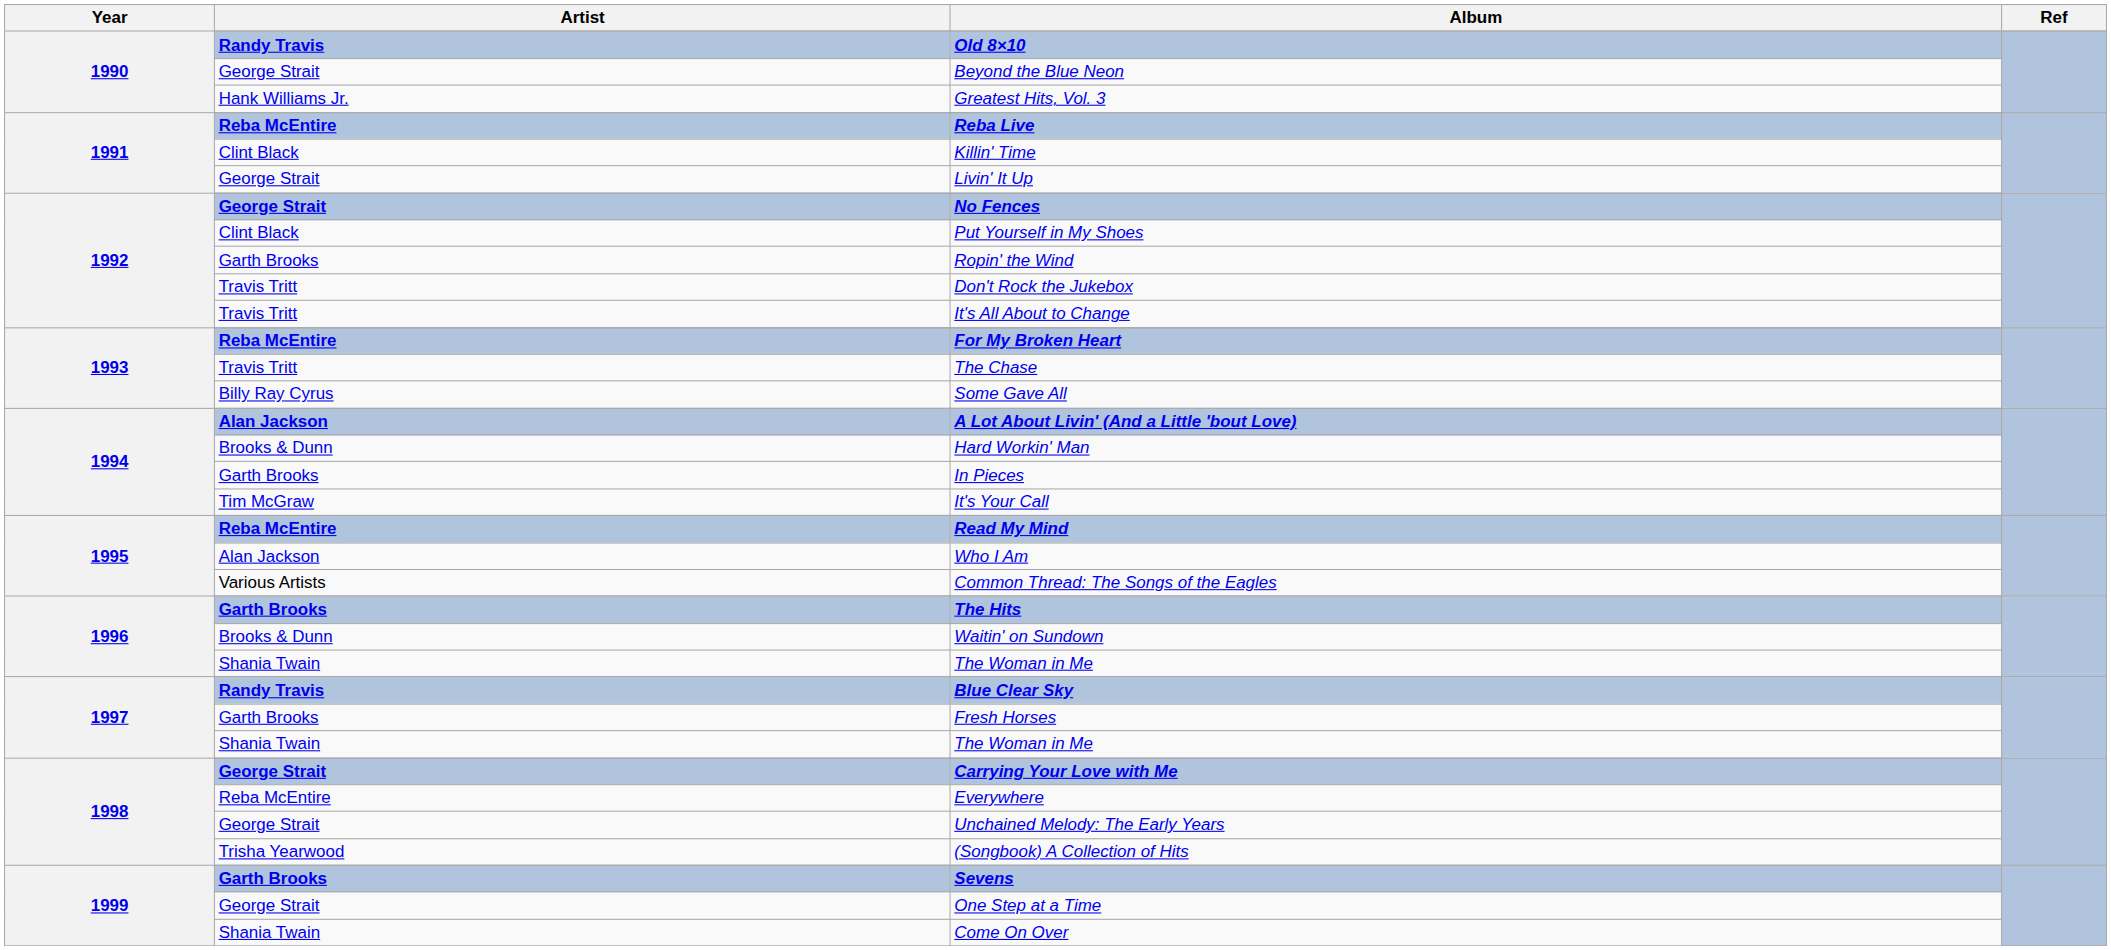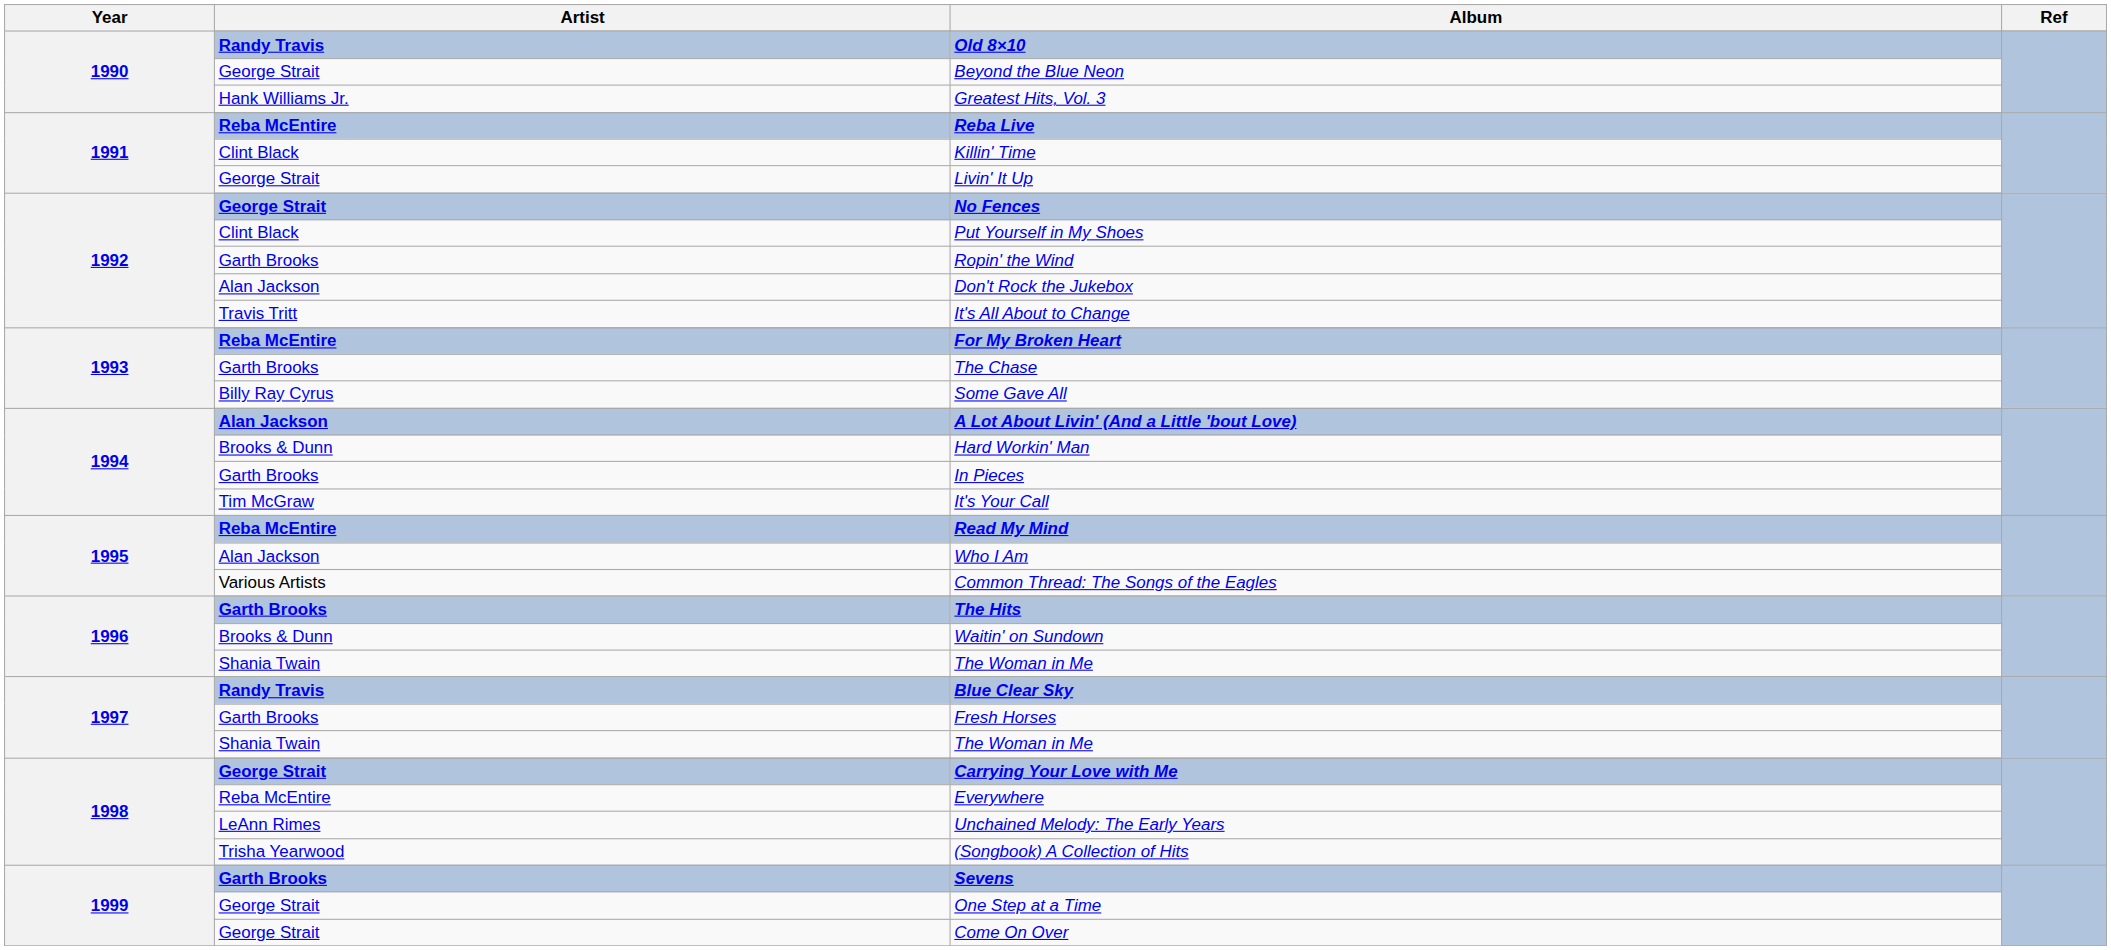(258, 286) Travis Tritt -> (269, 286) Alan Jackson
(258, 367) Travis Tritt -> (269, 367) Garth Brooks
(269, 824) George Strait -> (270, 824) LeAnn Rimes
(269, 932) Shania Twain -> (269, 932) George Strait
